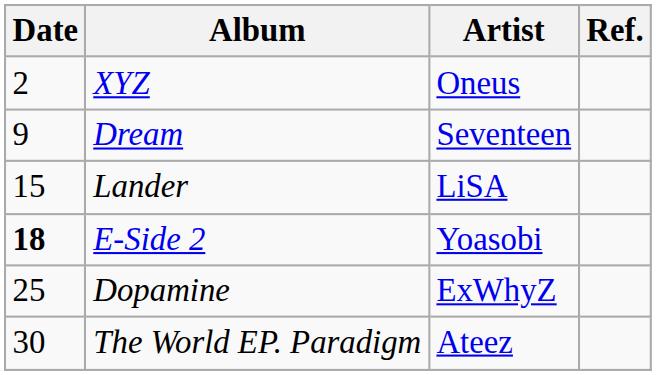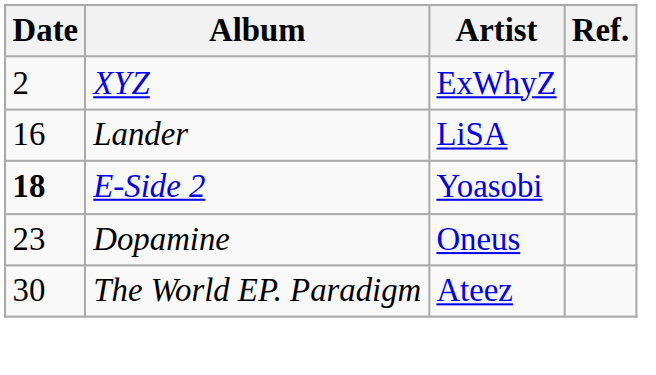(478, 82) Oneus -> (497, 82) ExWhyZ
- row: (138, 134)
(29, 186) 15 -> (29, 134) 16
(29, 290) 25 -> (29, 238) 23
(497, 290) ExWhyZ -> (478, 238) Oneus
